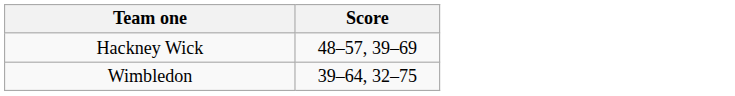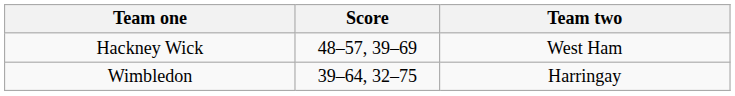+ column: (585, 18)
